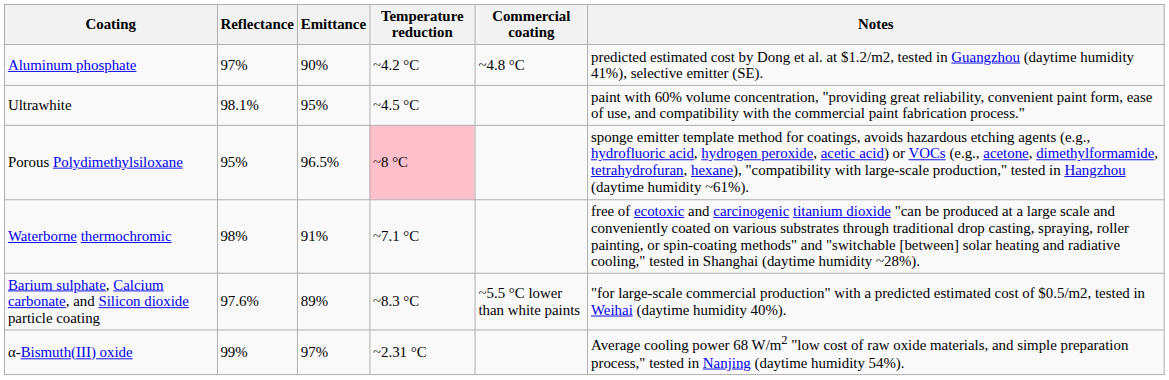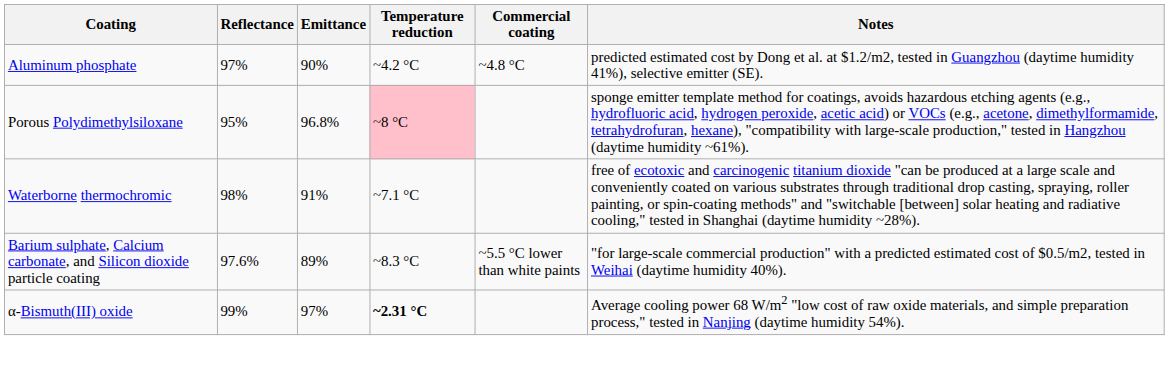- row: (40, 105)
(320, 162) 96.5% -> (320, 122) 96.8%
(400, 352) normal -> (400, 312) bold
